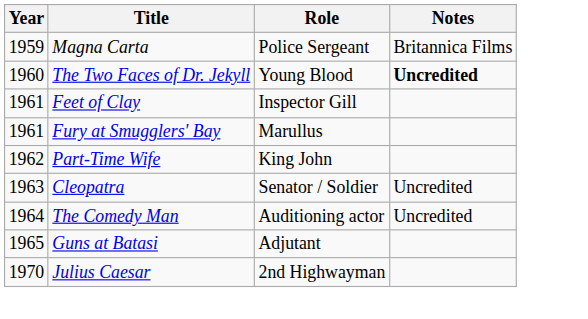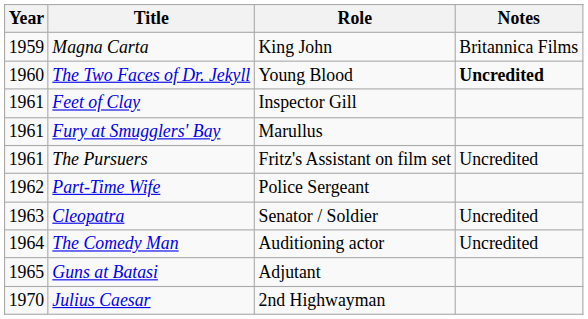(314, 46) Police Sergeant -> (295, 46) King John
+ row: (100, 159)
(295, 159) King John -> (314, 187) Police Sergeant
